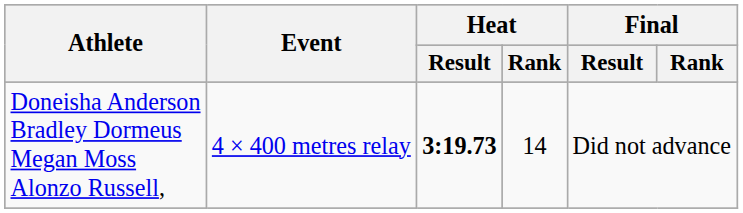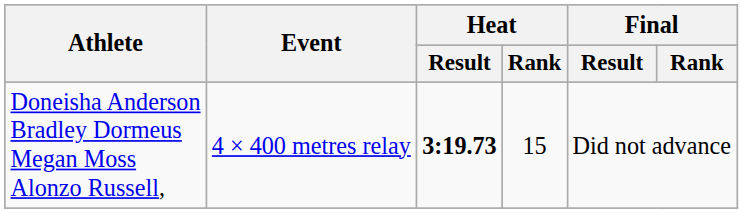(535, 145) 14 -> (535, 145) 15
